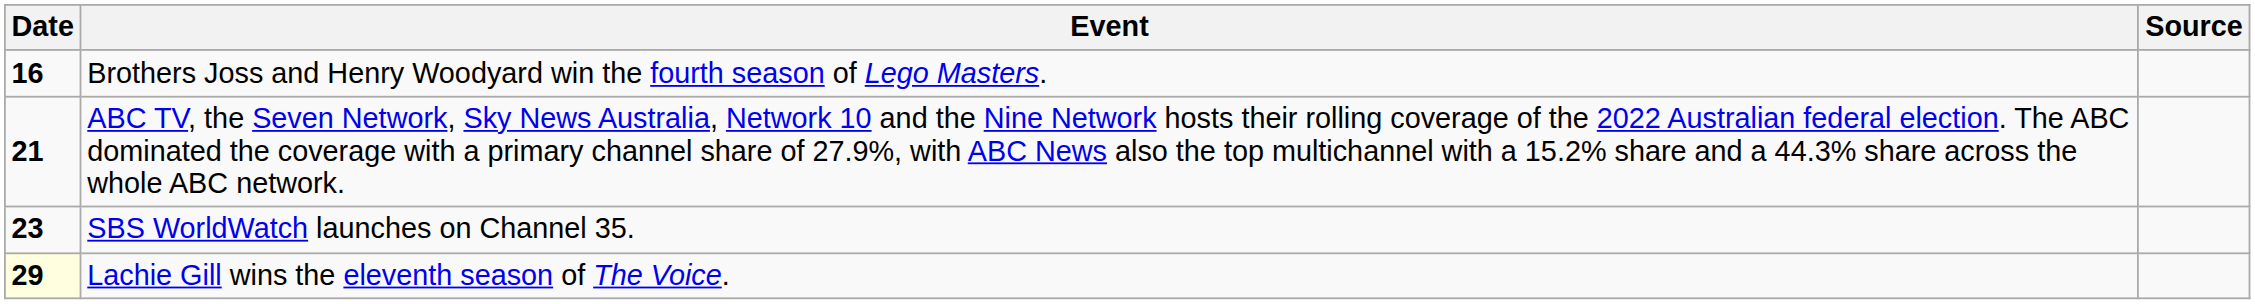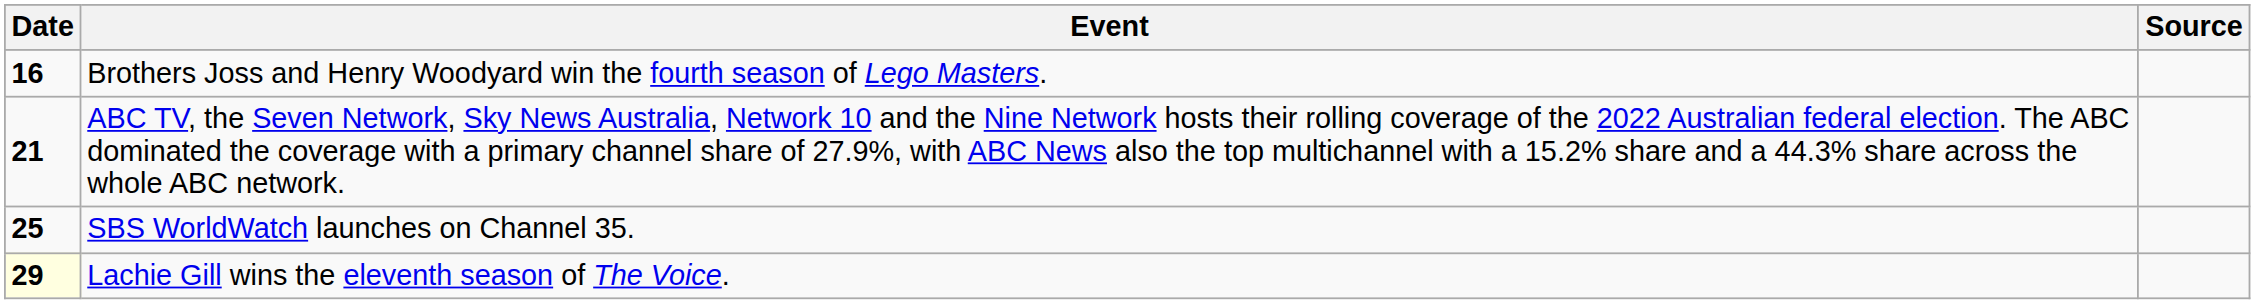(28, 229) 23 -> (28, 229) 25
